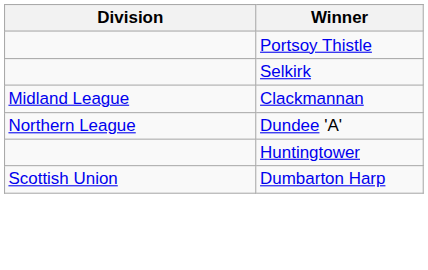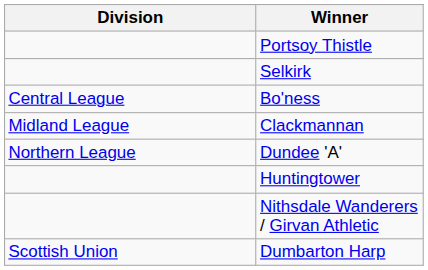+ row: (290, 98)
+ row: (339, 215)
